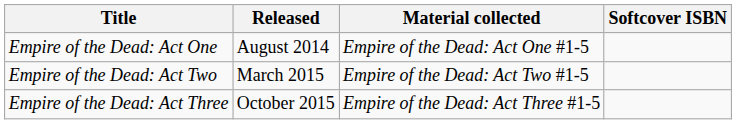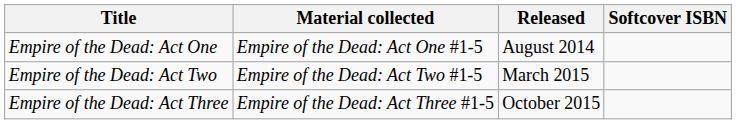columns swapped: (472, 18) <-> (286, 18)
